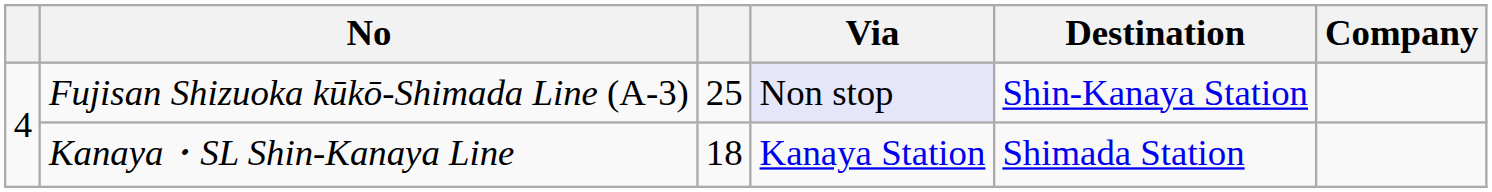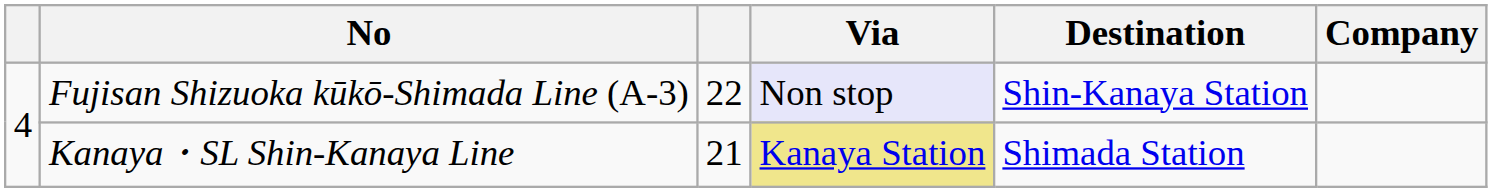(724, 92) 25 -> (724, 92) 22
(724, 153) 18 -> (724, 153) 21
(872, 153) no background -> (872, 153) khaki background
